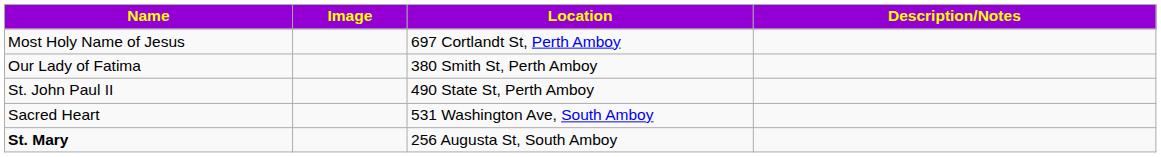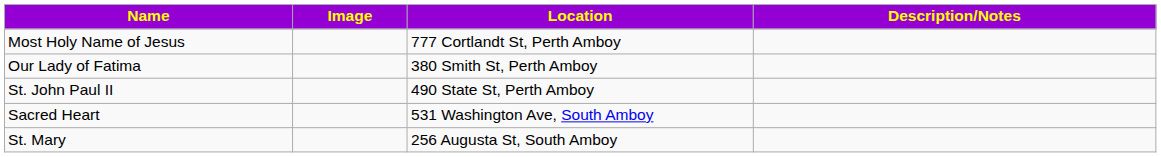- row: (516, 41)
+ row: (516, 41)
(38, 139) bold -> (37, 139) normal
